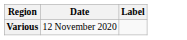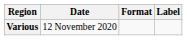+ column: (137, 12)
